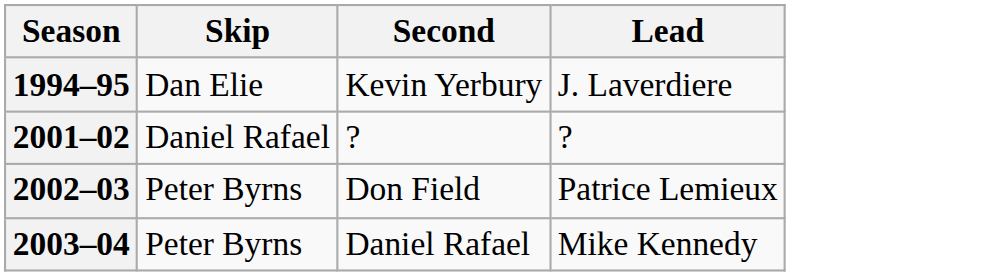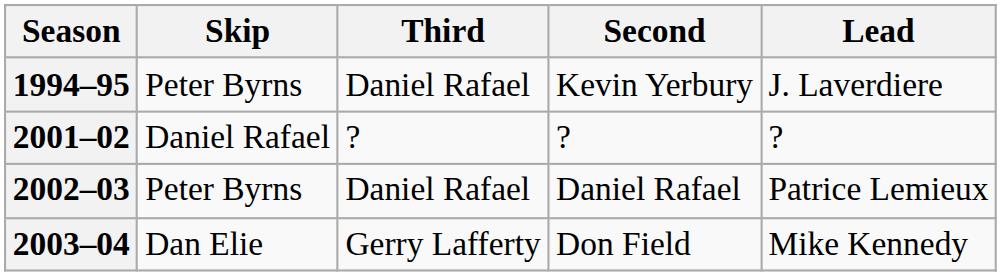+ column: (443, 31)
(204, 84) Dan Elie -> (224, 84) Peter Byrns
(413, 190) Don Field -> (648, 190) Daniel Rafael
(224, 243) Peter Byrns -> (204, 243) Dan Elie
(438, 243) Daniel Rafael -> (623, 243) Don Field
